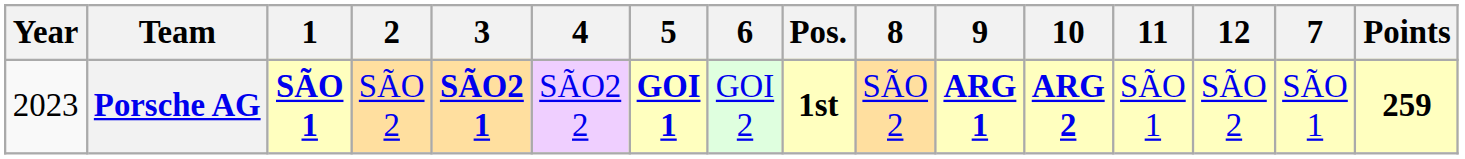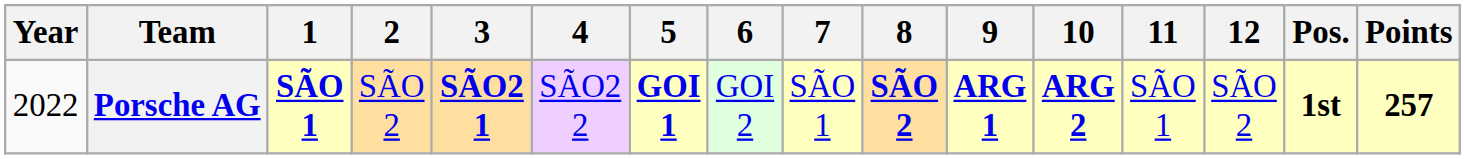columns swapped: (1315, 31) <-> (818, 31)
(46, 105) 2023 -> (46, 105) 2022
(895, 105) normal -> (904, 105) bold
(1407, 105) 259 -> (1409, 105) 257
